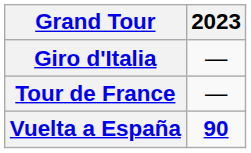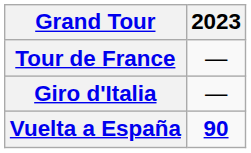rows swapped: (95, 57) <-> (95, 93)
